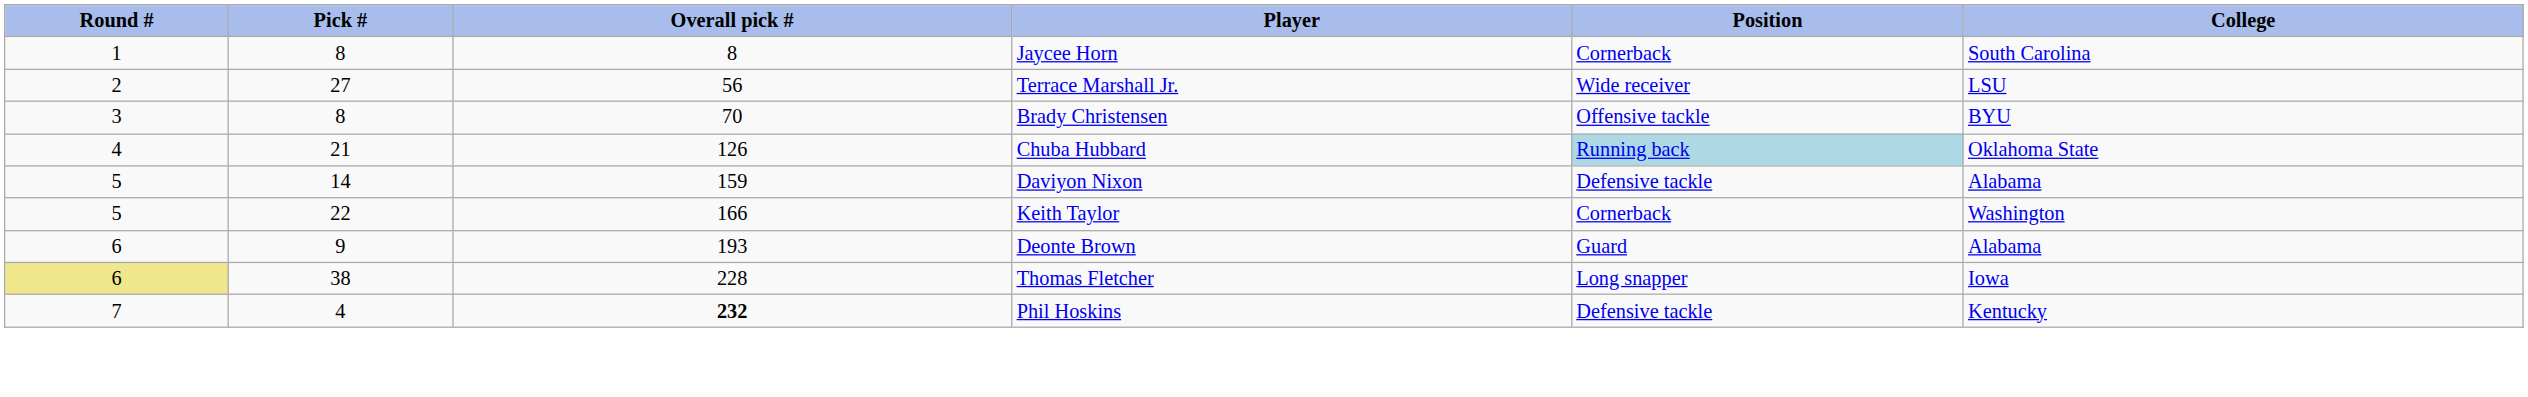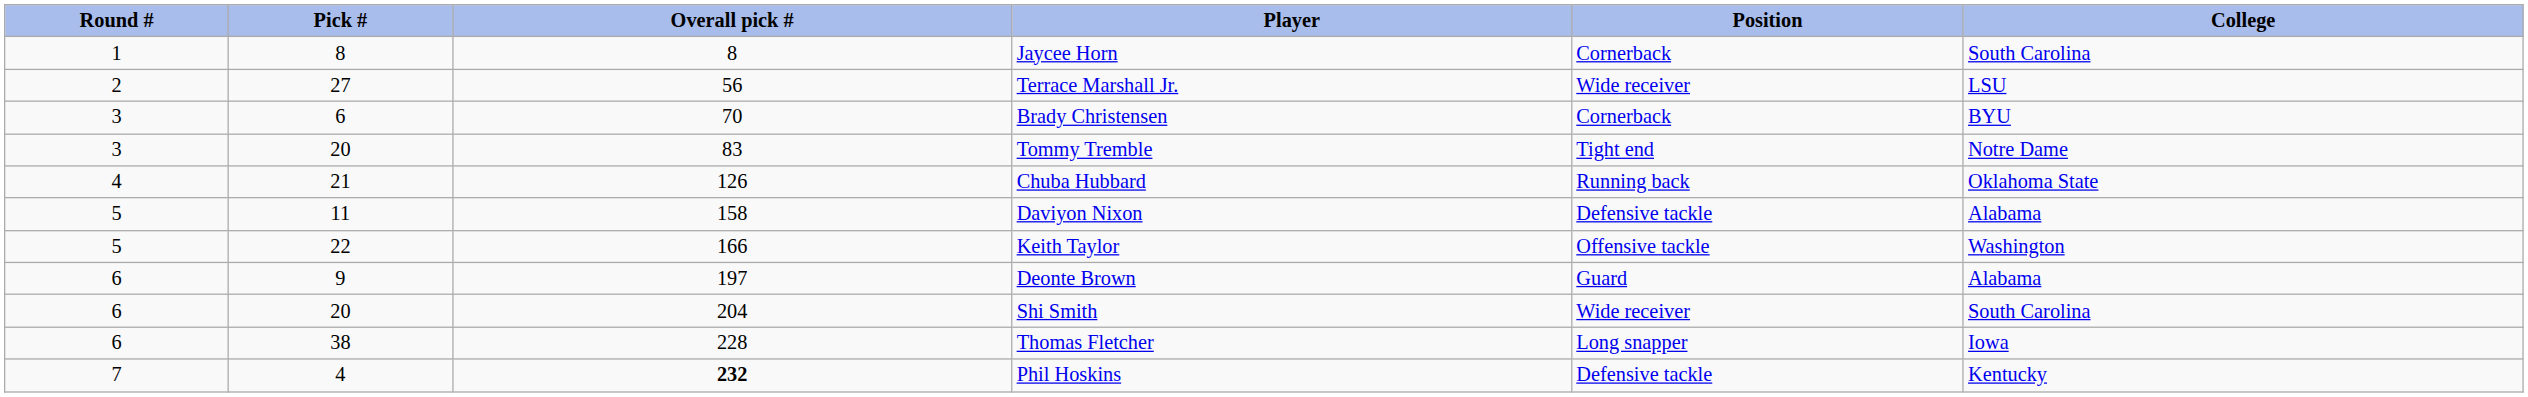(340, 117) 8 -> (340, 117) 6
(1643, 117) Offensive tackle -> (1624, 117) Cornerback
+ row: (1085, 149)
(1633, 149) lightblue background -> (1633, 181) no background
(340, 181) 14 -> (340, 213) 11
(732, 181) 159 -> (732, 213) 158
(1624, 213) Cornerback -> (1643, 246) Offensive tackle
(732, 246) 193 -> (732, 278) 197
+ row: (1057, 310)
(117, 278) khaki background -> (117, 342) no background
